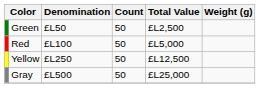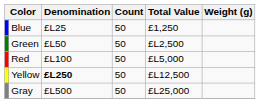+ row: (21, 28)
(58, 59) normal -> (58, 75) bold
